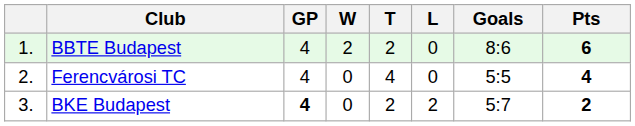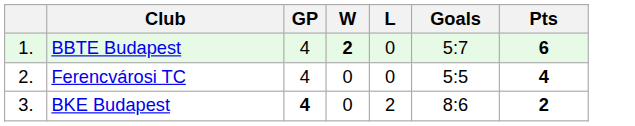- column: (390, 18)
(347, 47) normal -> (347, 47) bold
(498, 47) 8:6 -> (456, 47) 5:7
(498, 105) 5:7 -> (456, 105) 8:6
